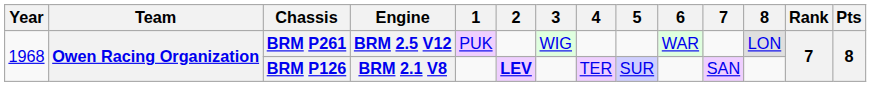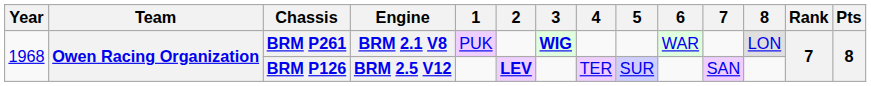(403, 44) BRM 2.5 V12 -> (403, 44) BRM 2.1 V8
(556, 44) normal -> (556, 44) bold
(403, 69) BRM 2.1 V8 -> (403, 69) BRM 2.5 V12
